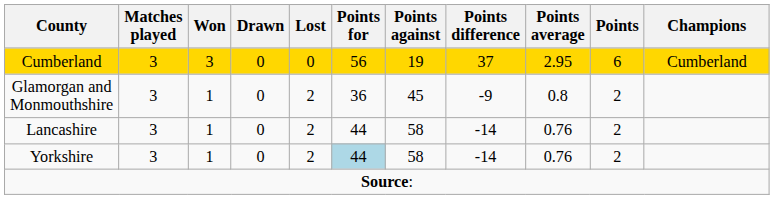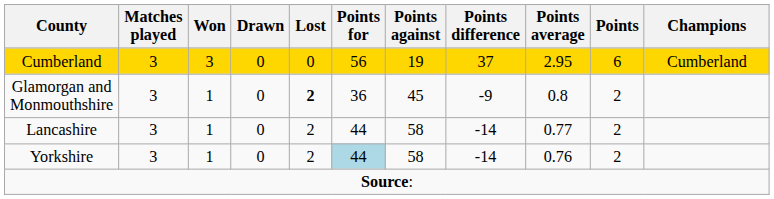(311, 95) normal -> (311, 95) bold
(558, 130) 0.76 -> (558, 130) 0.77
